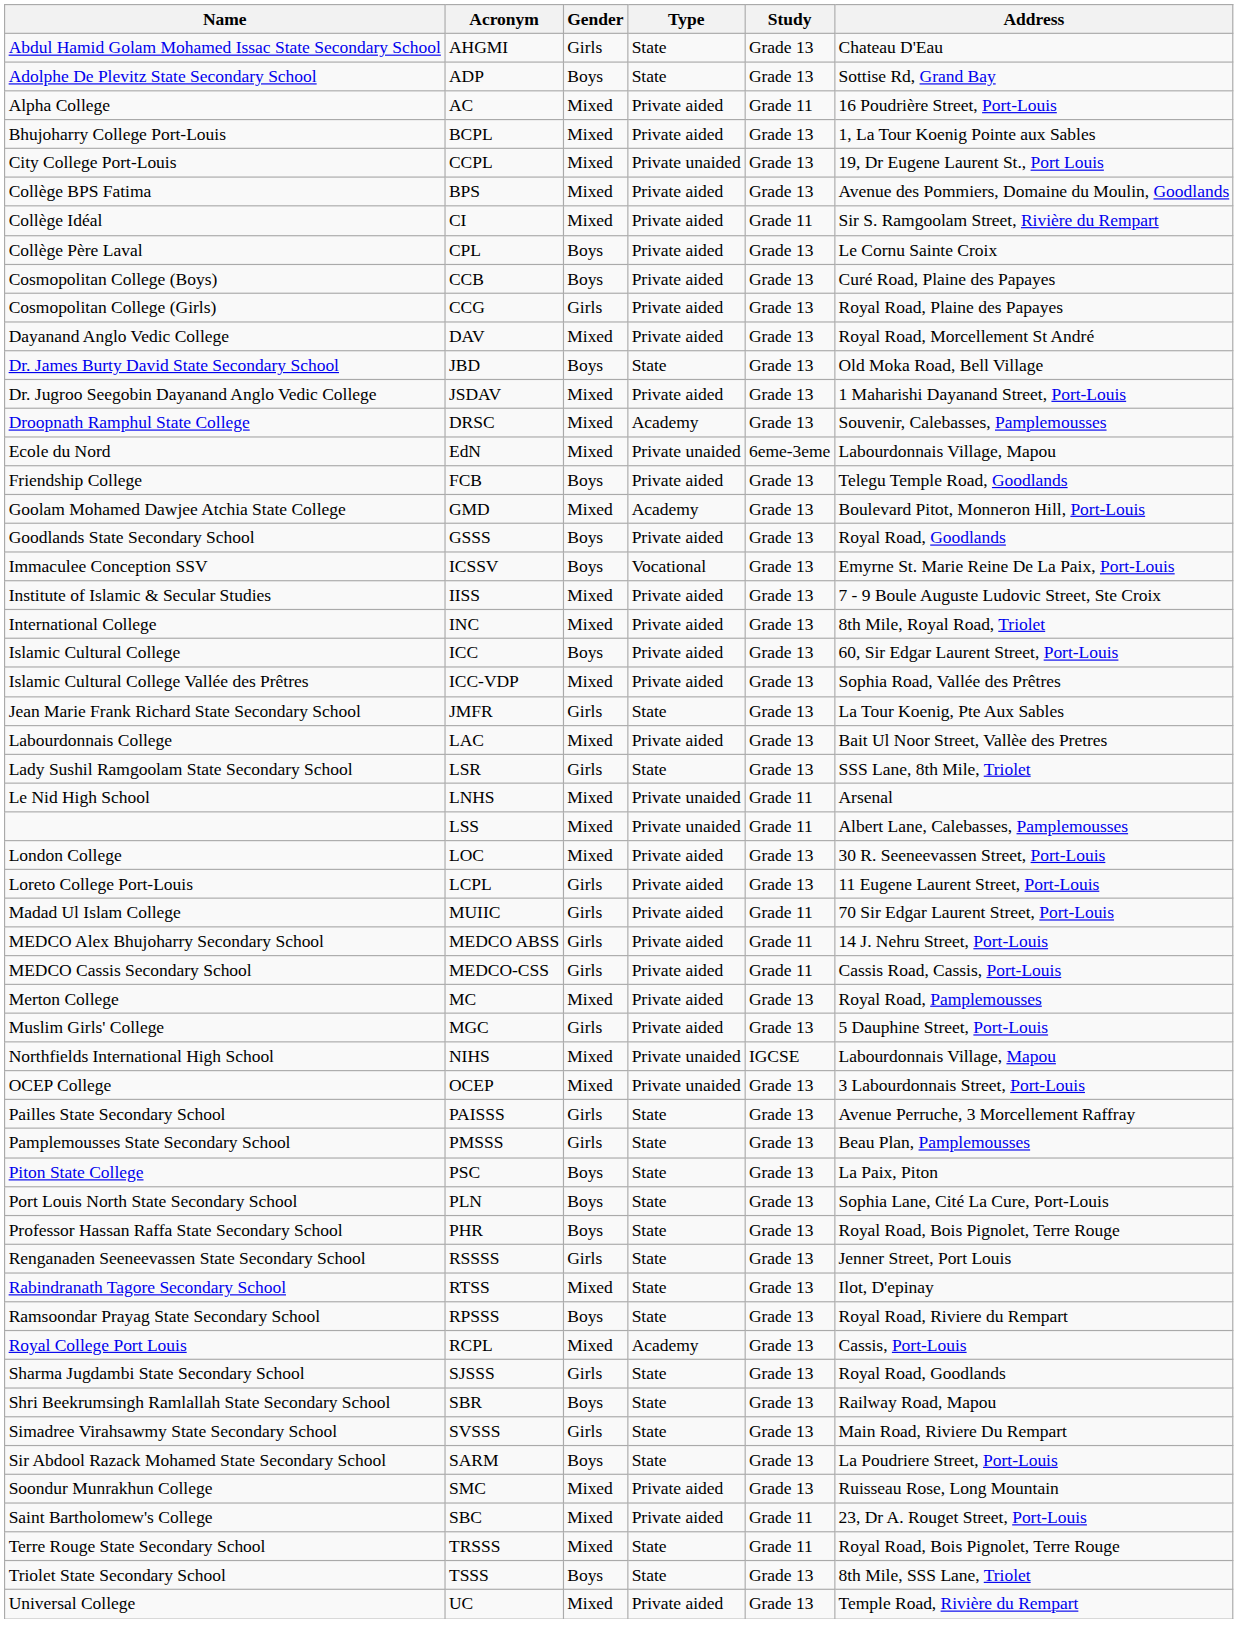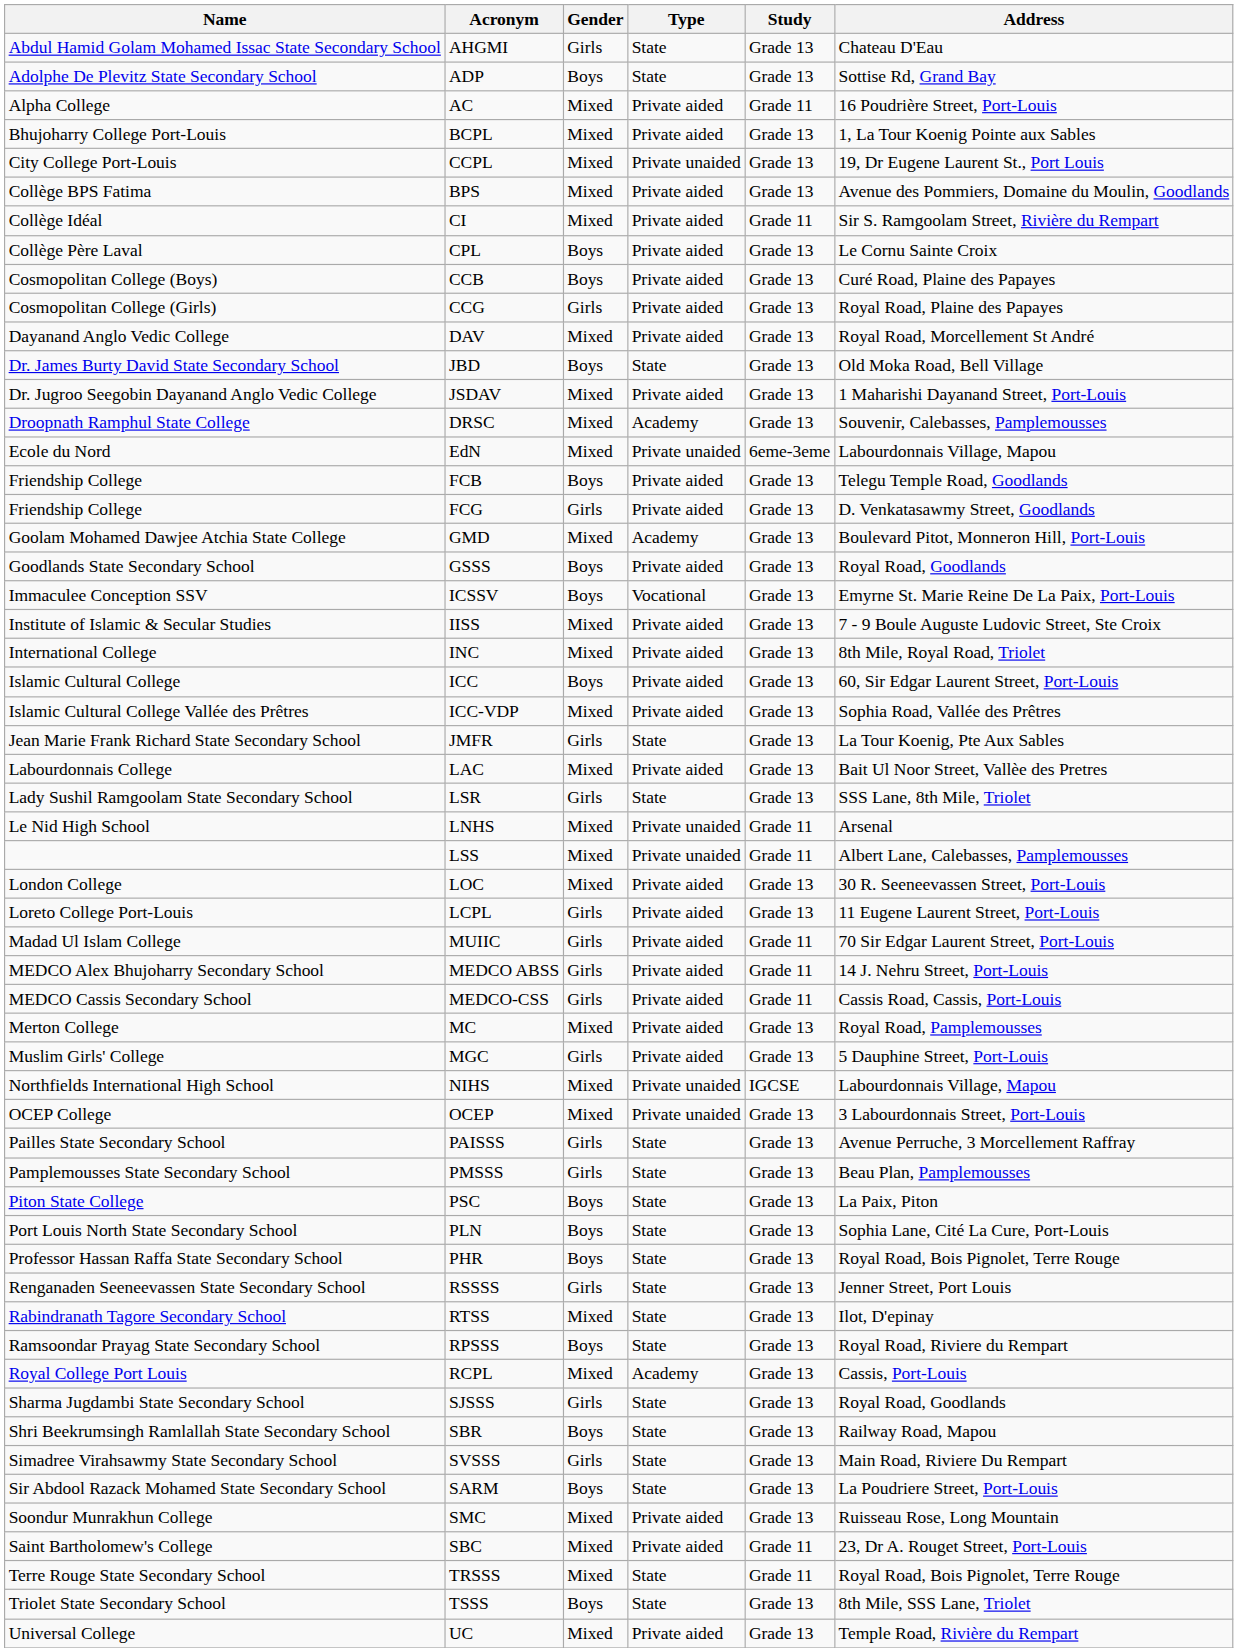+ row: (466, 509)
